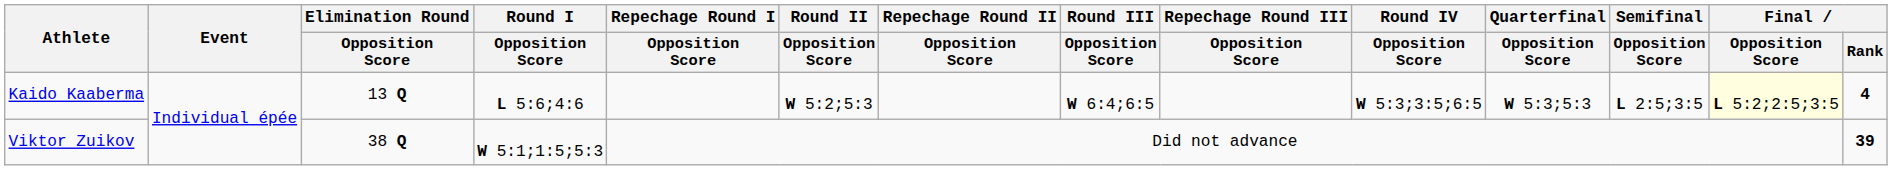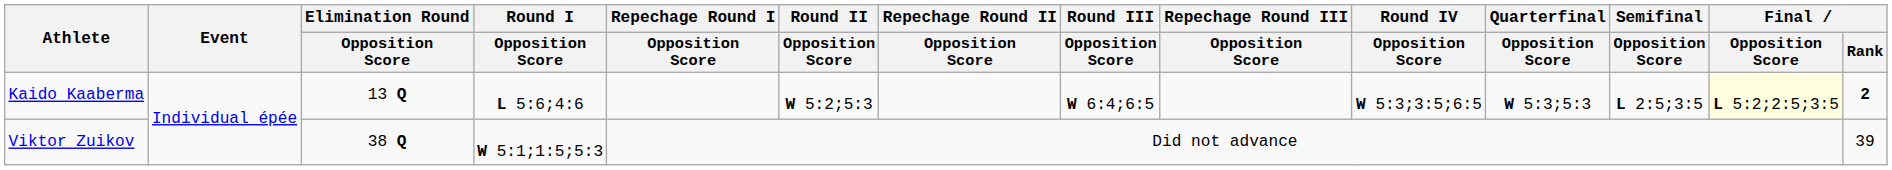(1865, 95) 4 -> (1865, 95) 2
(1865, 142) bold -> (1865, 142) normal
